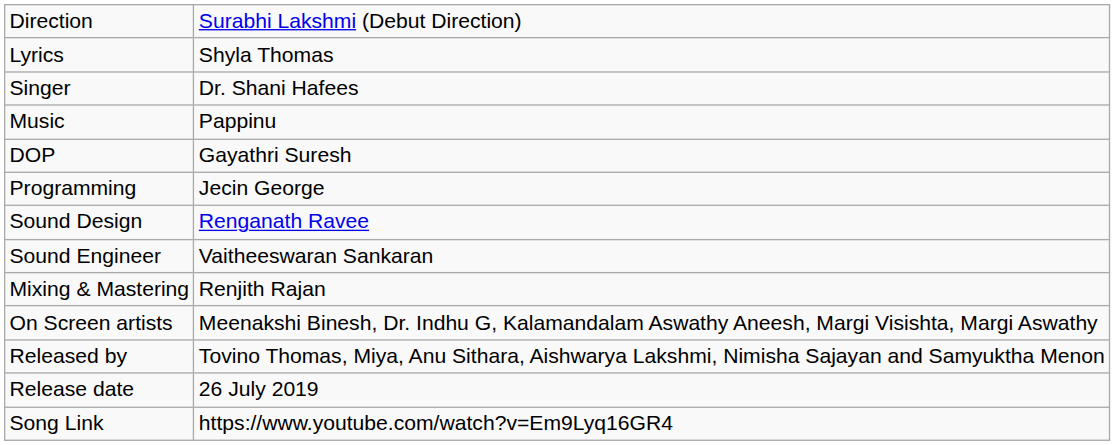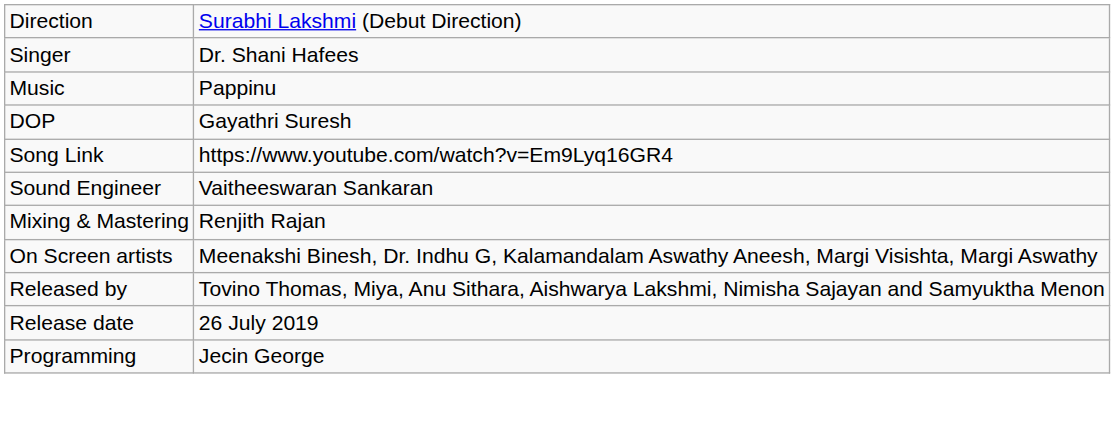- row: (37, 54)
rows swapped: (73, 188) <-> (57, 423)
- row: (76, 222)
